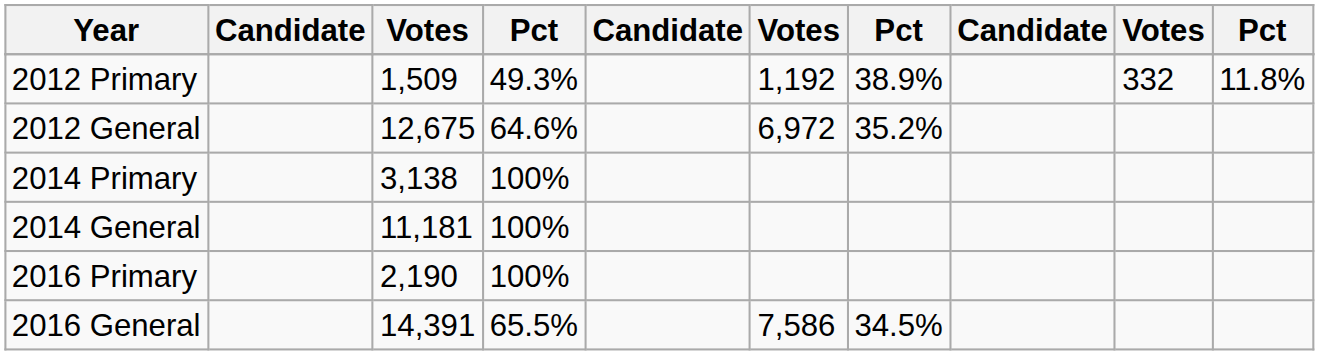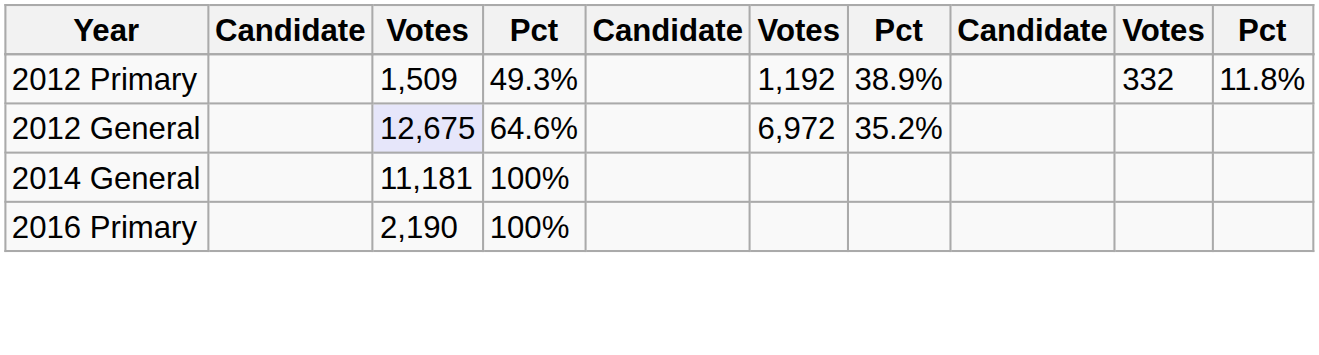(428, 128) no background -> (428, 128) lavender background
- row: (104, 178)
- row: (106, 326)
